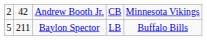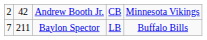(9, 27) 5 -> (9, 27) 7
